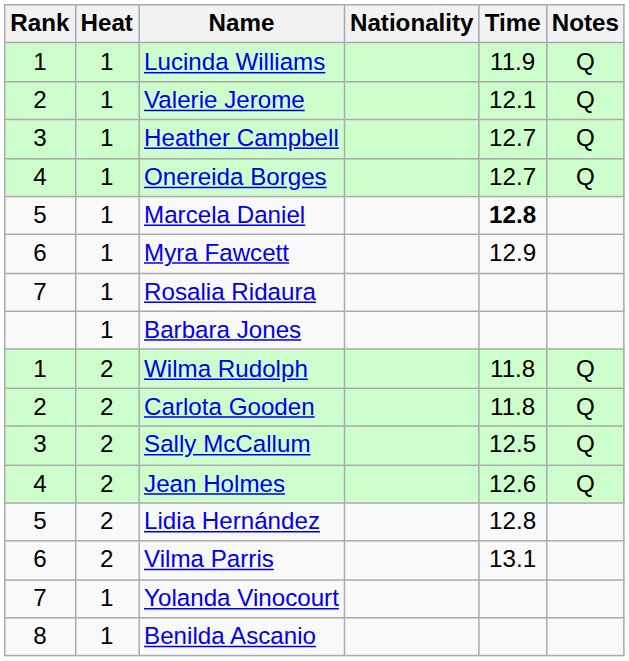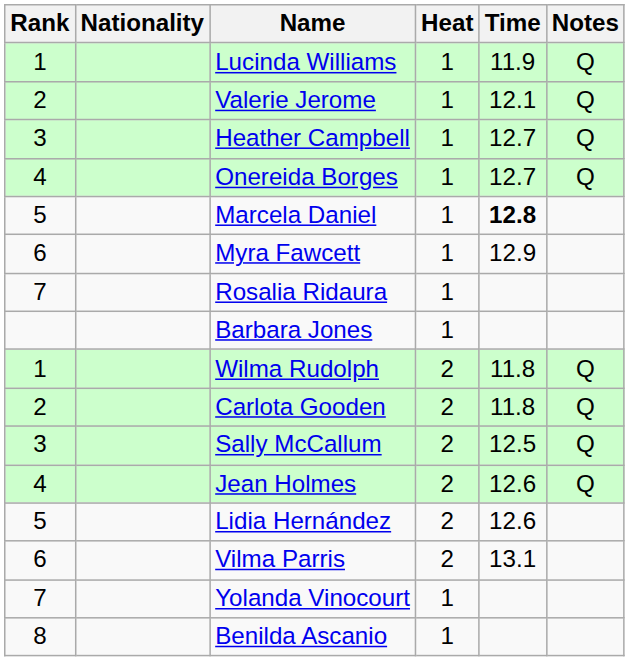columns swapped: (107, 23) <-> (412, 23)
(513, 521) 12.8 -> (513, 521) 12.6
